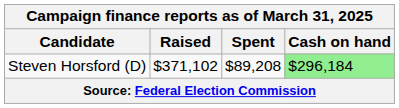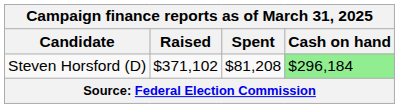(253, 66) $89,208 -> (253, 66) $81,208
